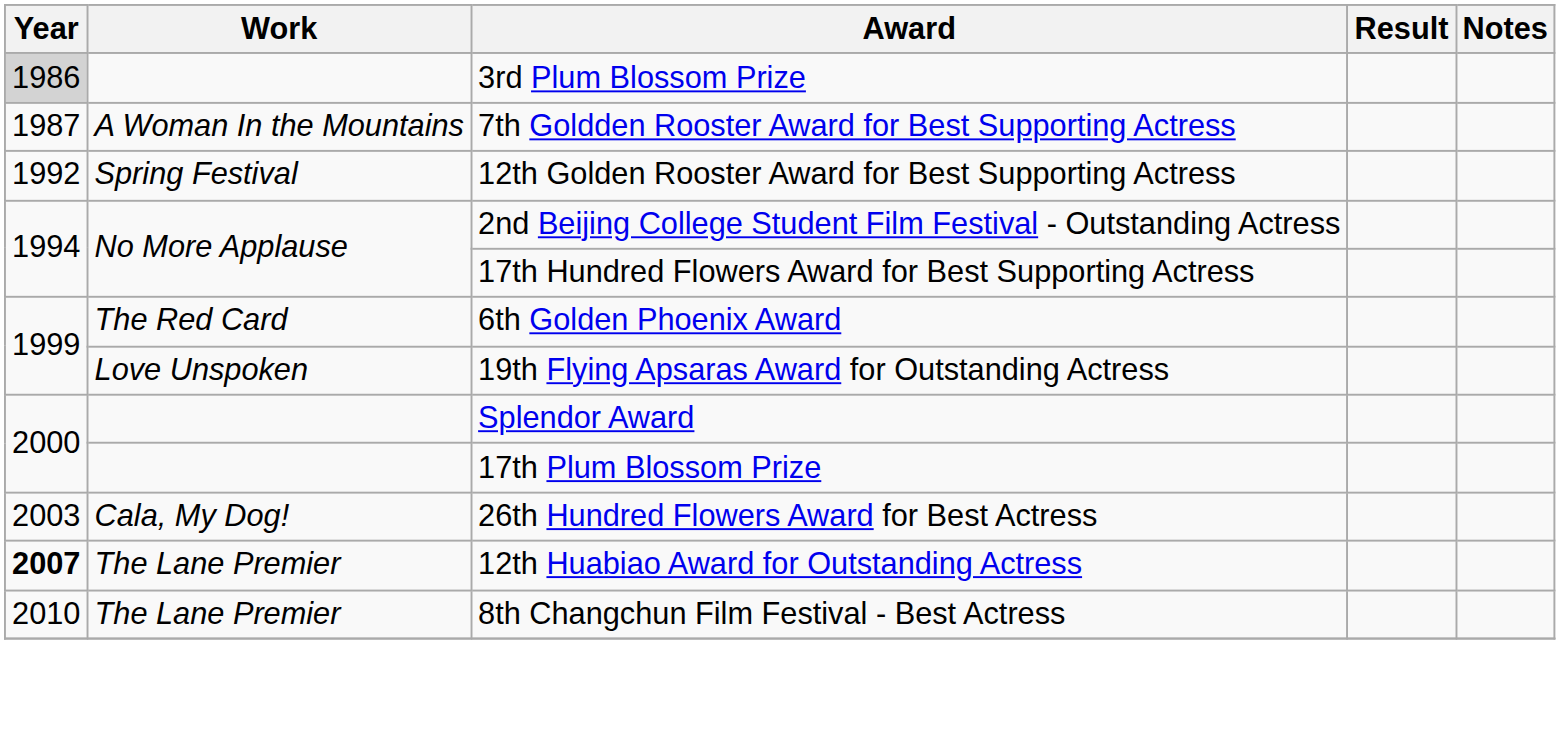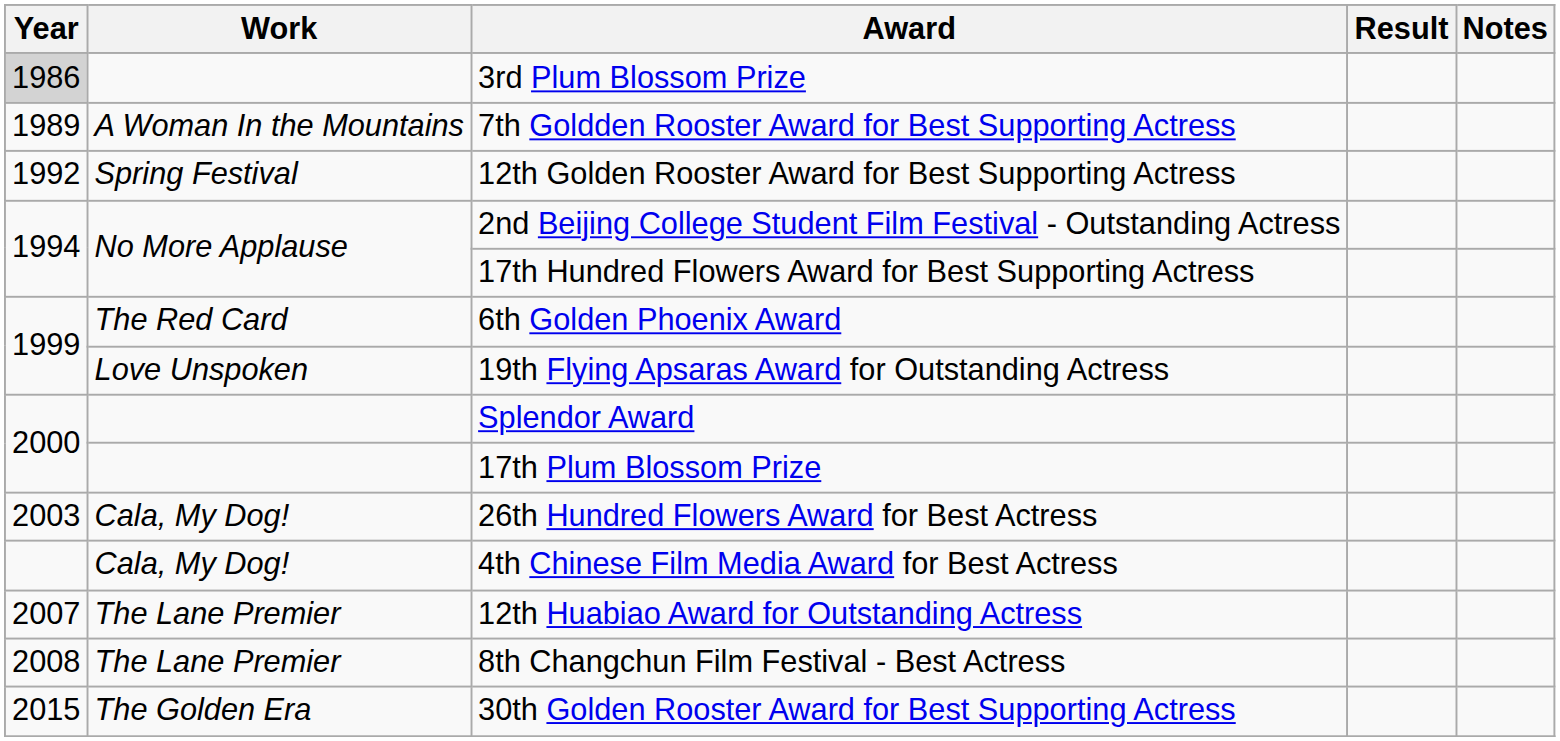(46, 126) 1987 -> (46, 126) 1989
+ row: (798, 564)
(46, 564) bold -> (46, 613) normal
(46, 613) 2010 -> (46, 662) 2008
+ row: (857, 710)
